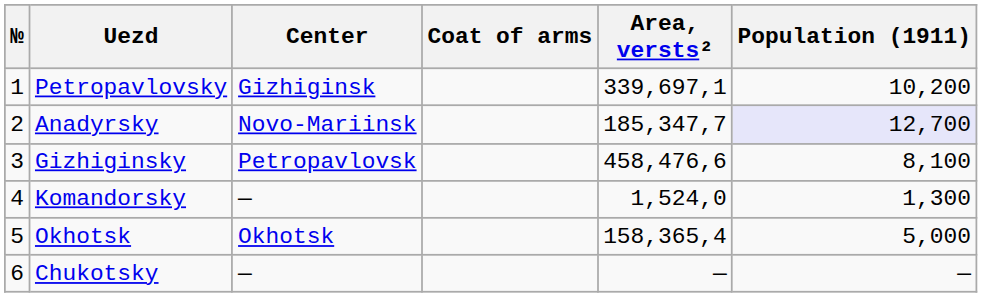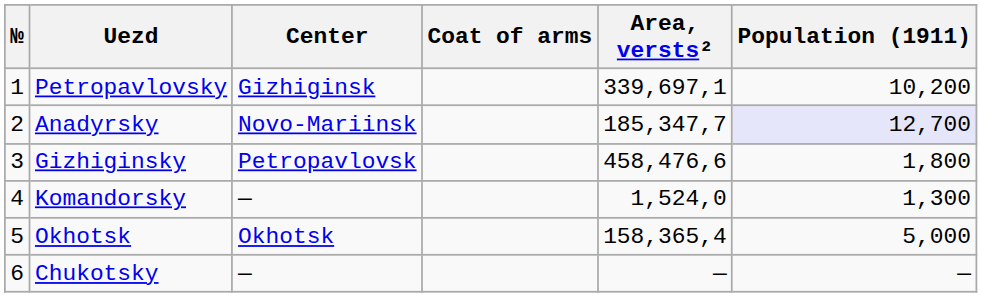(937, 162) 8,100 -> (937, 162) 1,800
